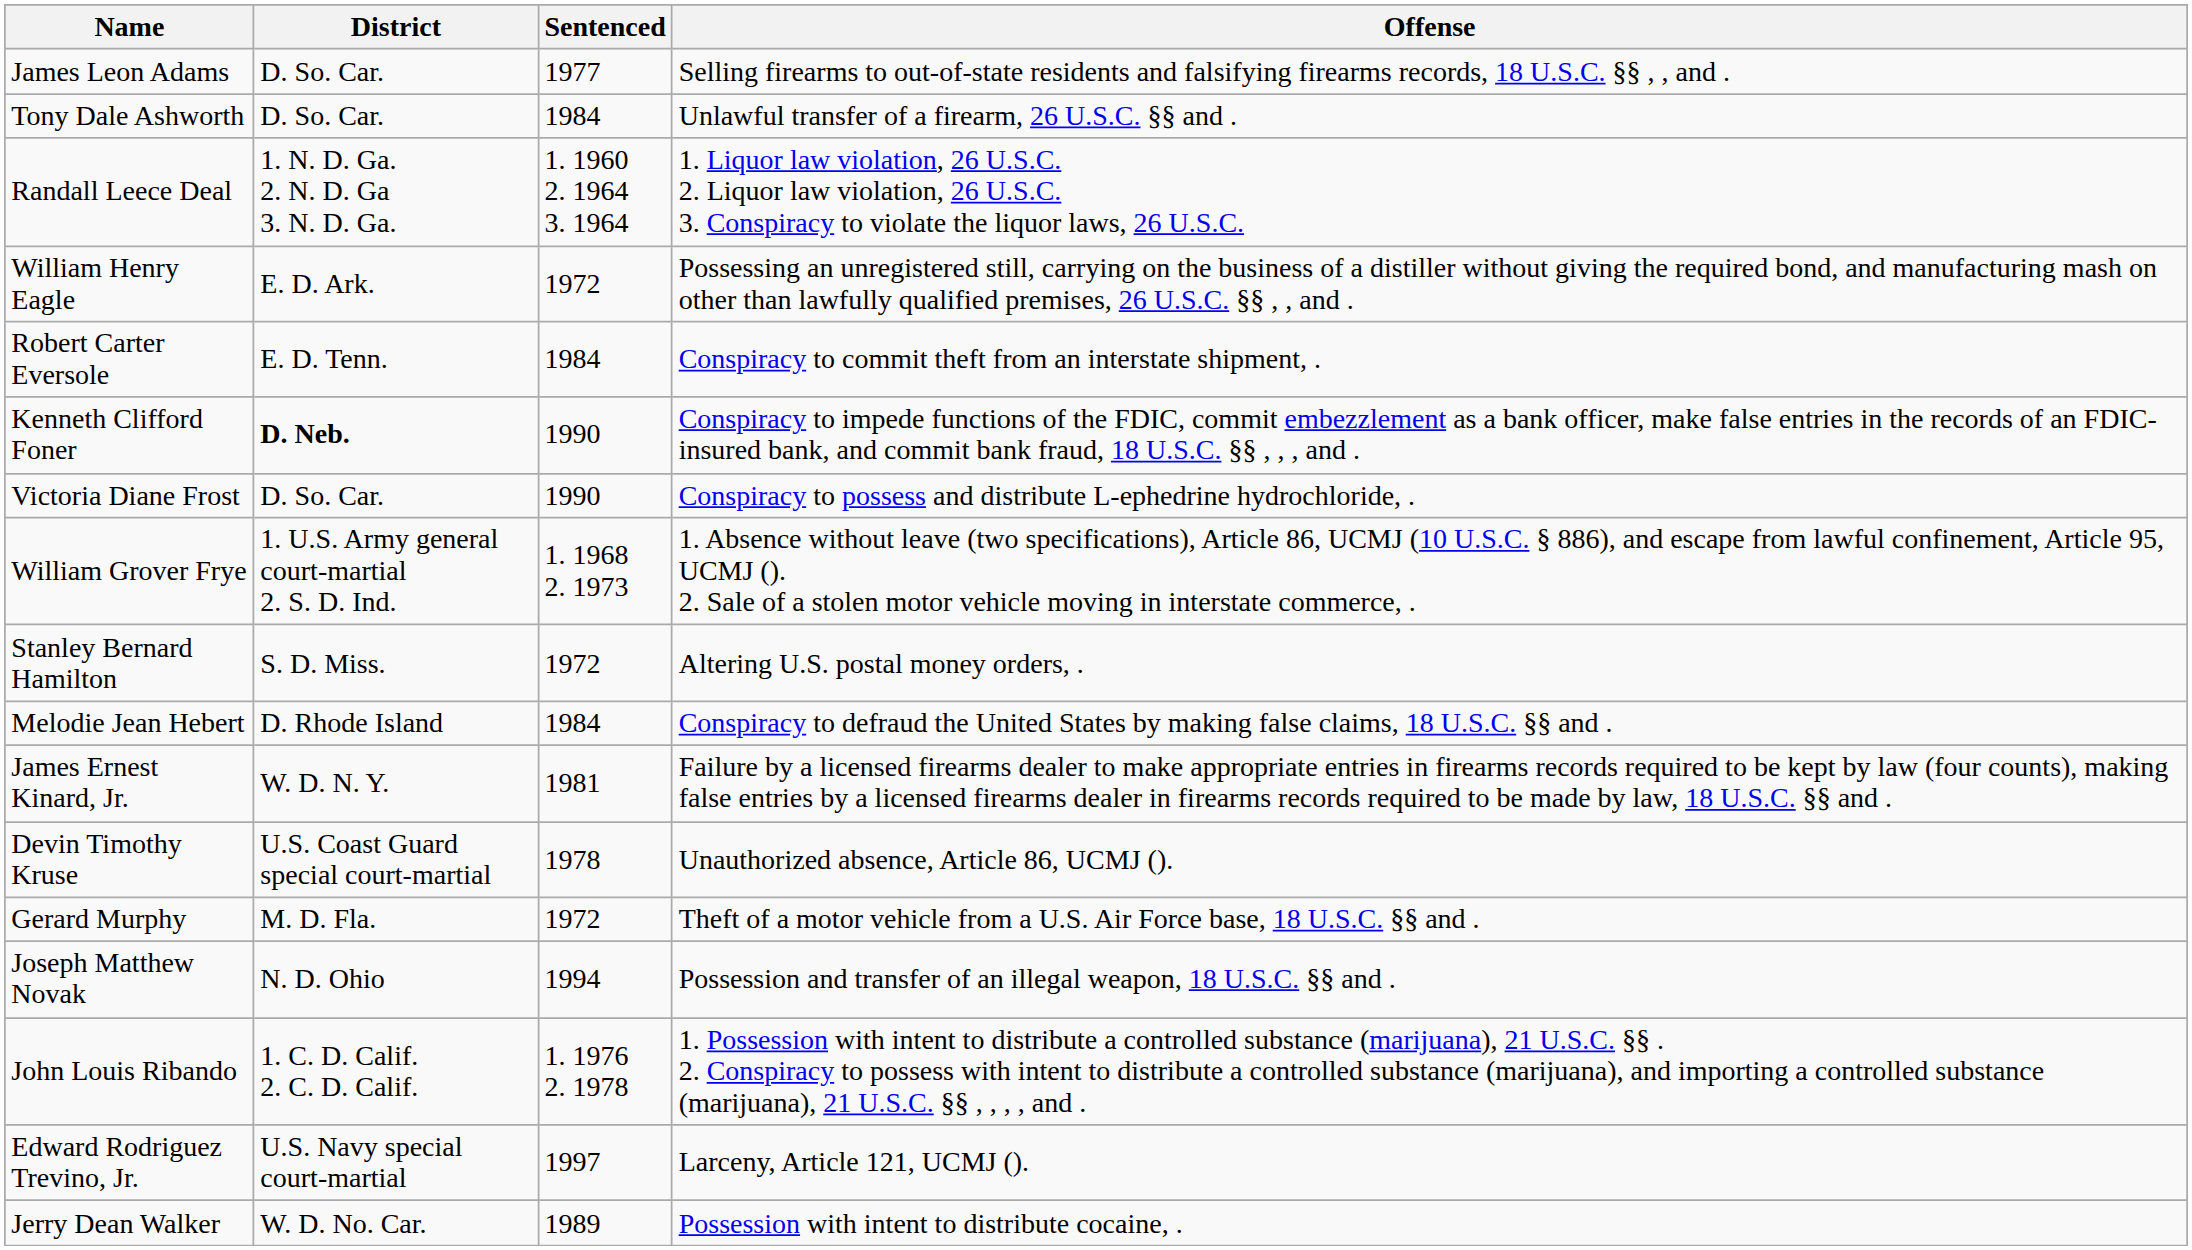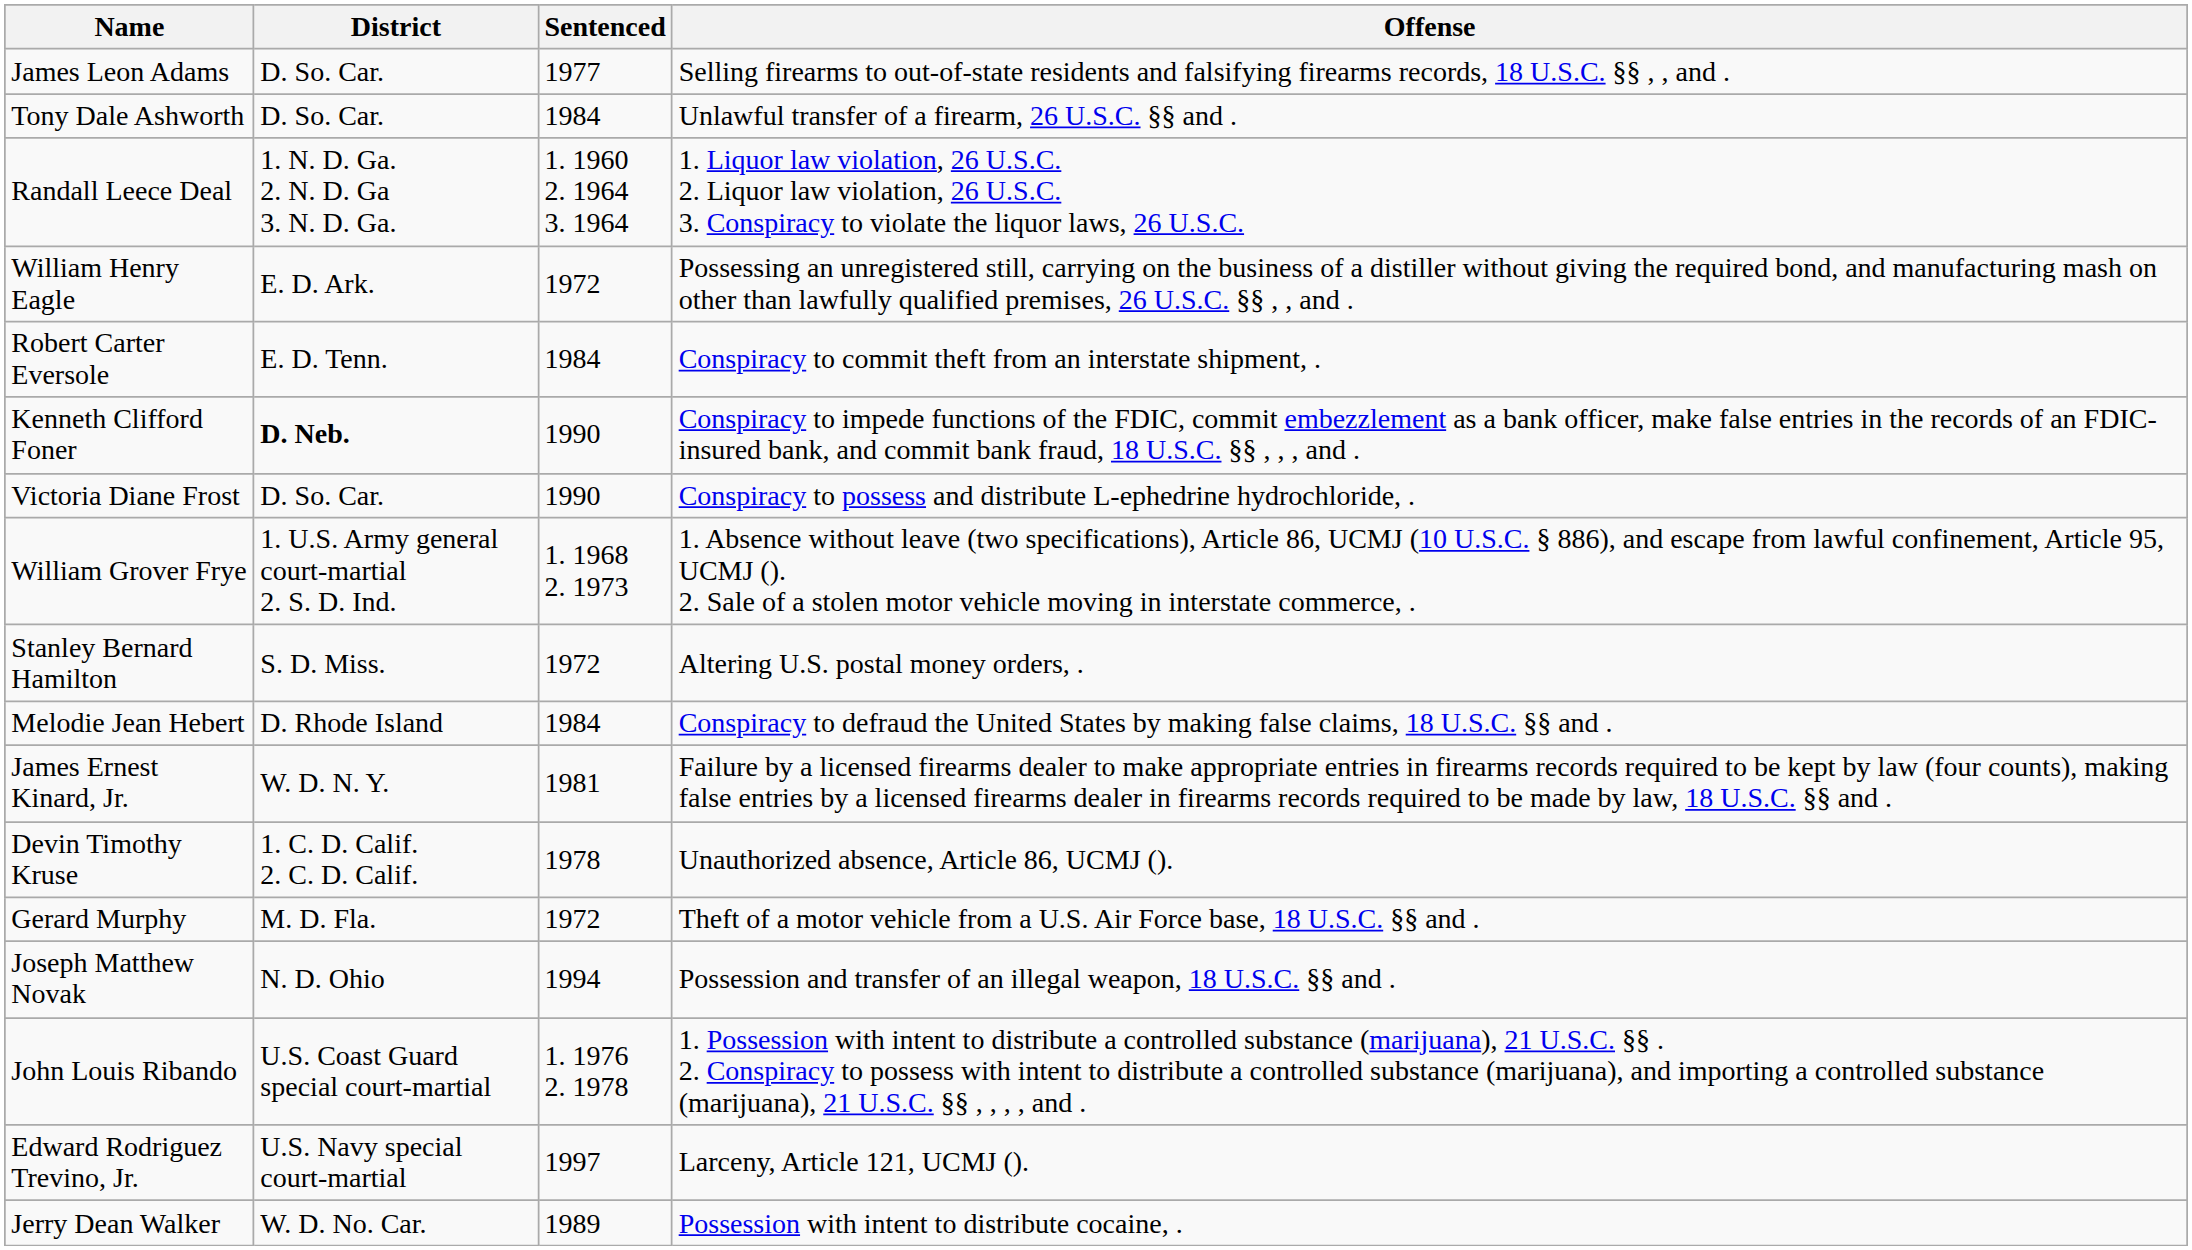(376, 858) U.S. Coast Guard special court-martial -> (339, 858) 1. C. D. Calif. 2. C. D. Calif.
(339, 1070) 1. C. D. Calif. 2. C. D. Calif. -> (376, 1070) U.S. Coast Guard special court-martial
